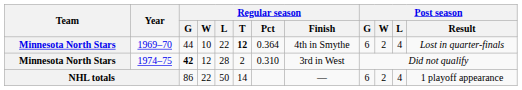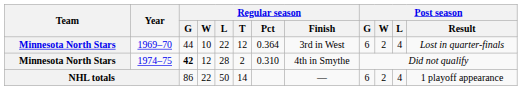(242, 45) bold -> (242, 45) normal
(322, 45) 4th in Smythe -> (322, 45) 3rd in West
(322, 61) 3rd in West -> (322, 61) 4th in Smythe
